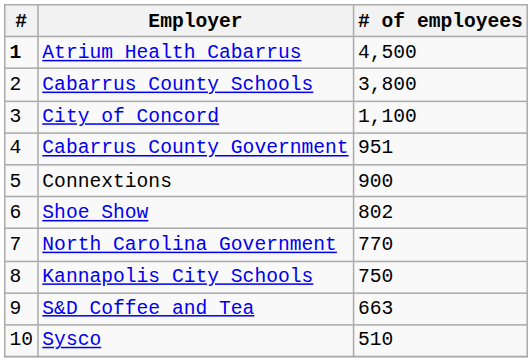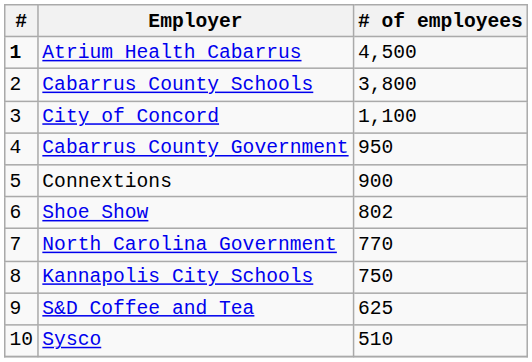(376, 149) 951 -> (376, 149) 950
(376, 309) 663 -> (376, 309) 625
